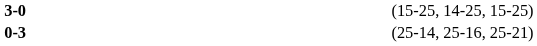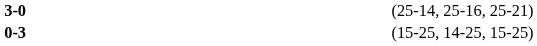(463, 10) (15-25, 14-25, 15-25) -> (463, 10) (25-14, 25-16, 25-21)
(463, 33) (25-14, 25-16, 25-21) -> (463, 33) (15-25, 14-25, 15-25)
